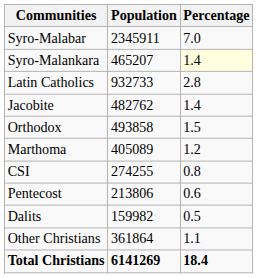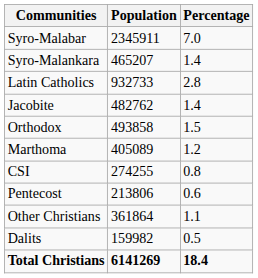(192, 60) lightyellow background -> (192, 60) no background
rows swapped: (25, 216) <-> (54, 238)
